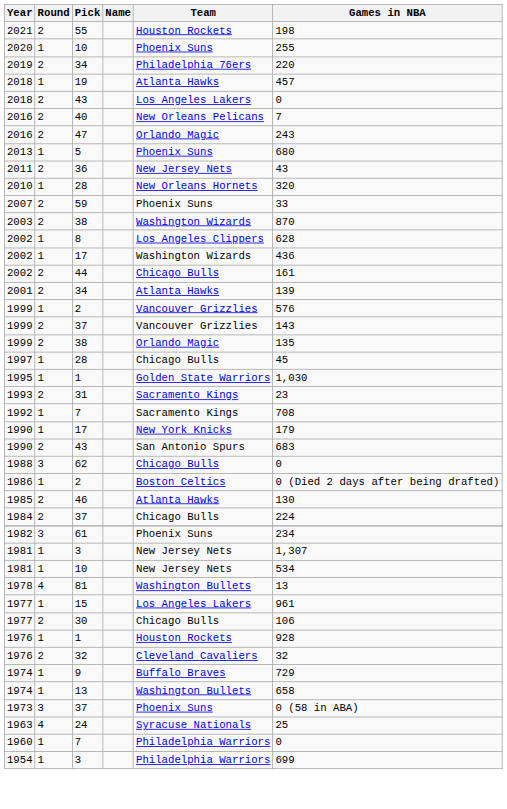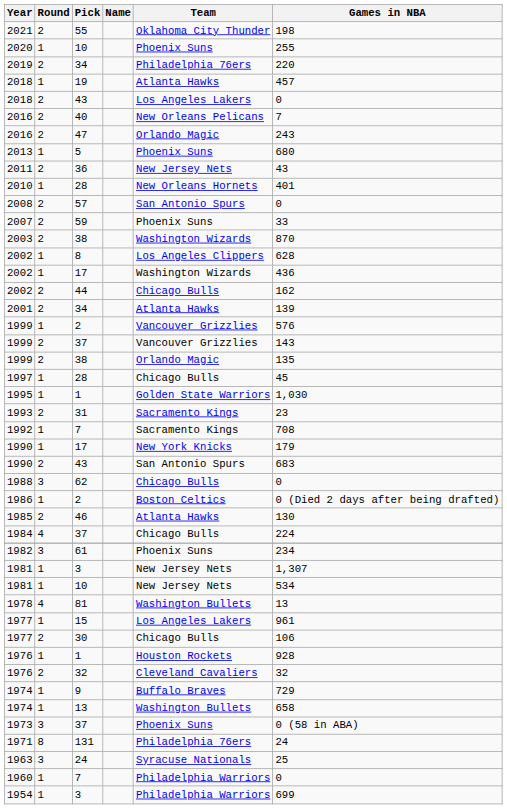(184, 30) Houston Rockets -> (203, 30) Oklahoma City Thunder
(285, 187) 320 -> (285, 187) 401
+ row: (20, 204)
(285, 274) 161 -> (285, 291) 162
(41, 517) 2 -> (41, 534) 4
+ row: (20, 743)
(41, 725) 4 -> (41, 760) 3
